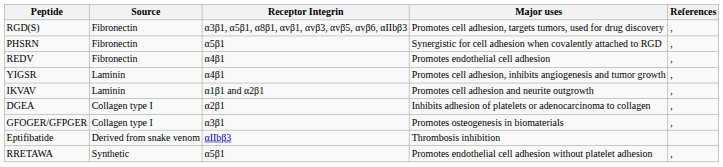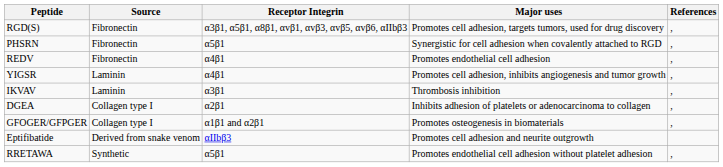(234, 91) α1β1 and α2β1 -> (215, 91) α3β1
(503, 91) Promotes cell adhesion and neurite outgrowth -> (456, 91) Thrombosis inhibition
(215, 122) α3β1 -> (234, 122) α1β1 and α2β1
(456, 138) Thrombosis inhibition -> (503, 138) Promotes cell adhesion and neurite outgrowth
